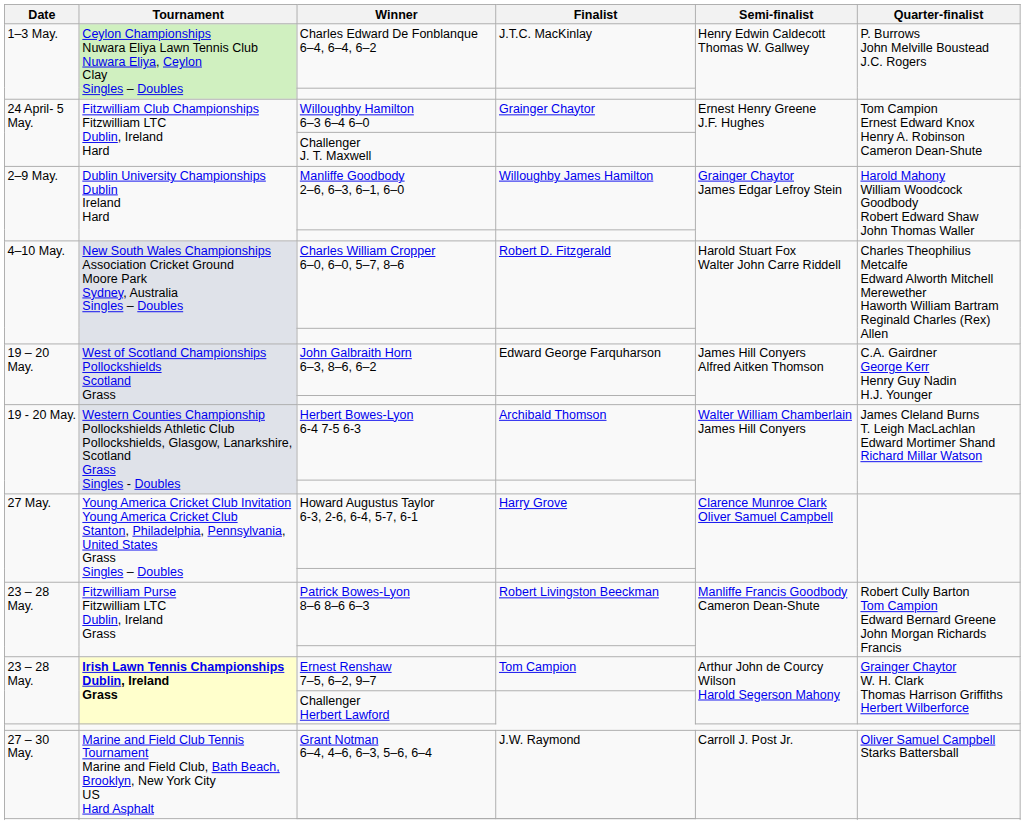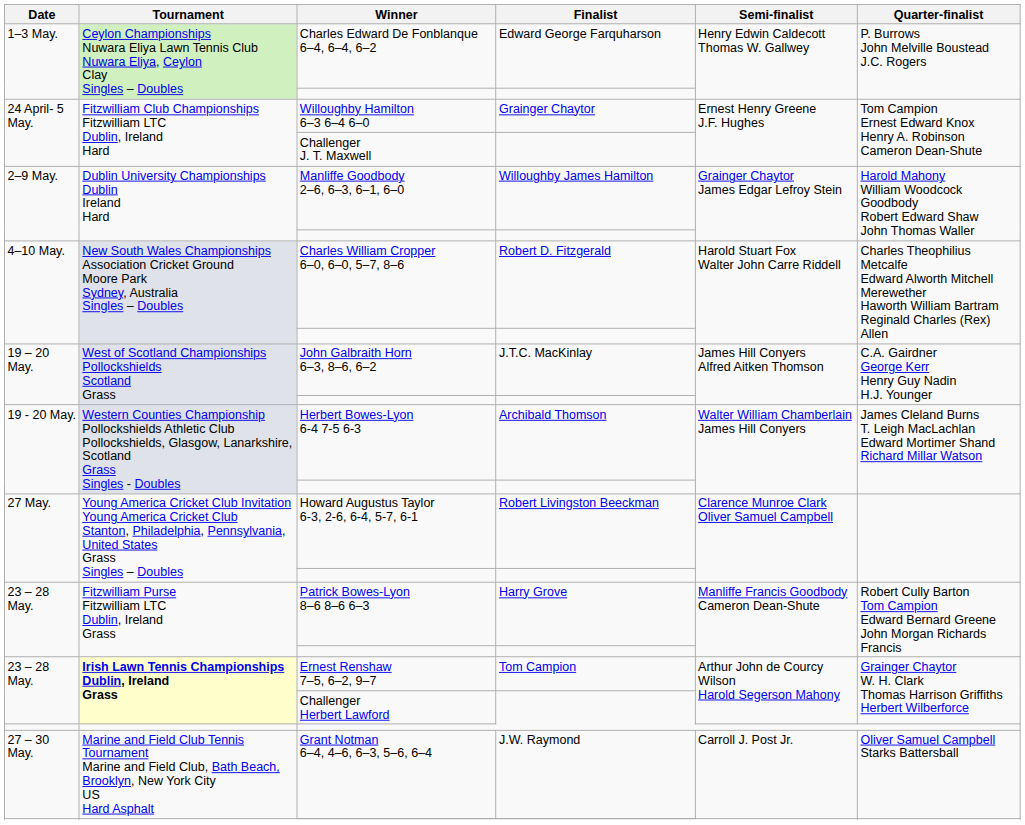(546, 34) J.T.C. MacKinlay -> (580, 34) Edward George Farquharson
(580, 353) Edward George Farquharson -> (546, 353) J.T.C. MacKinlay
(533, 503) Harry Grove -> (579, 503) Robert Livingston Beeckman
(579, 592) Robert Livingston Beeckman -> (533, 592) Harry Grove
